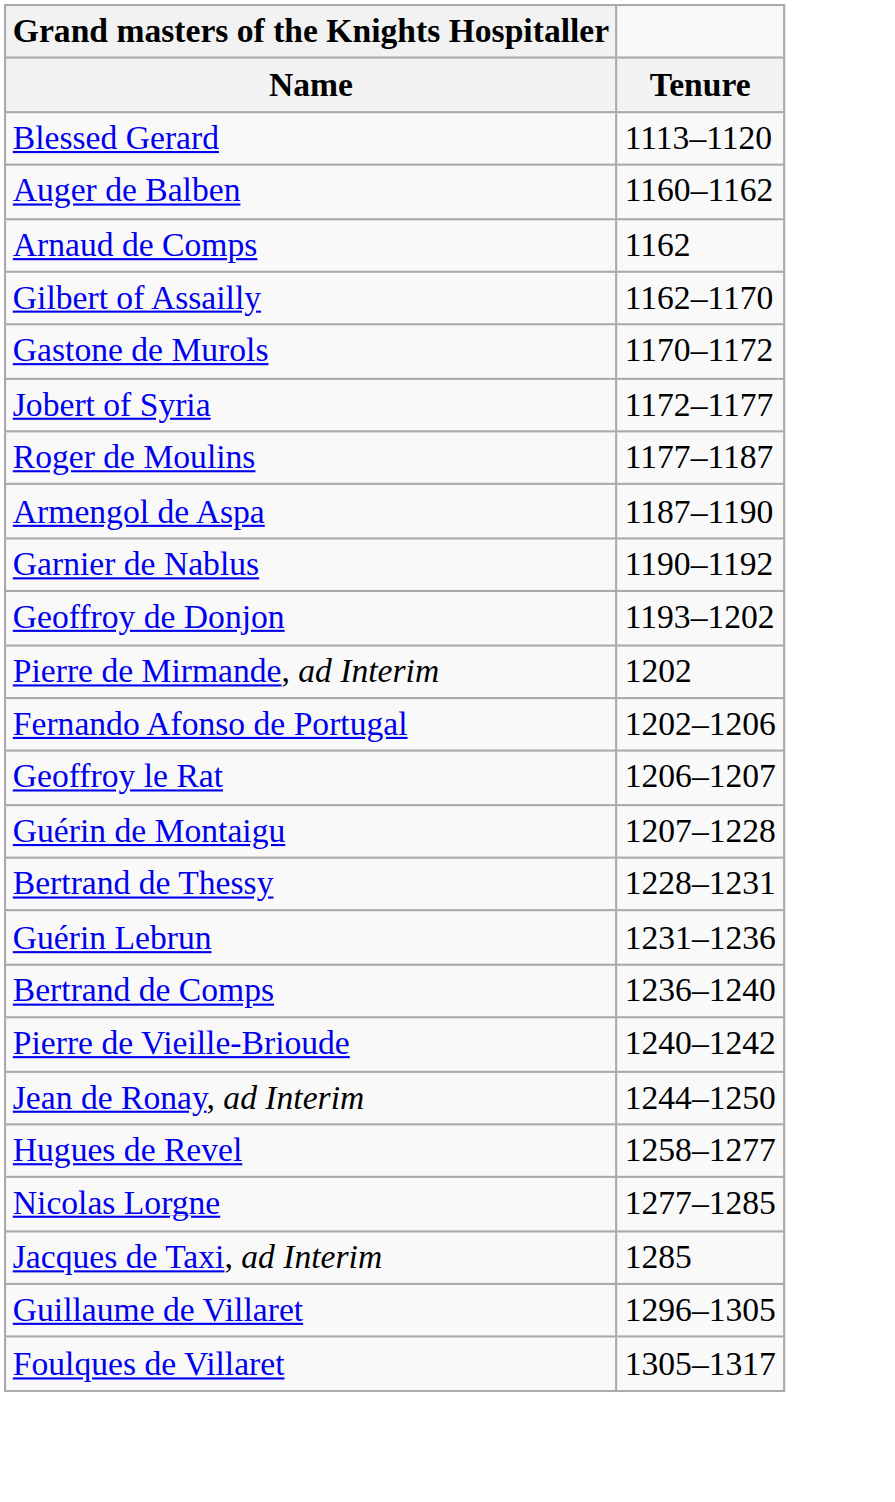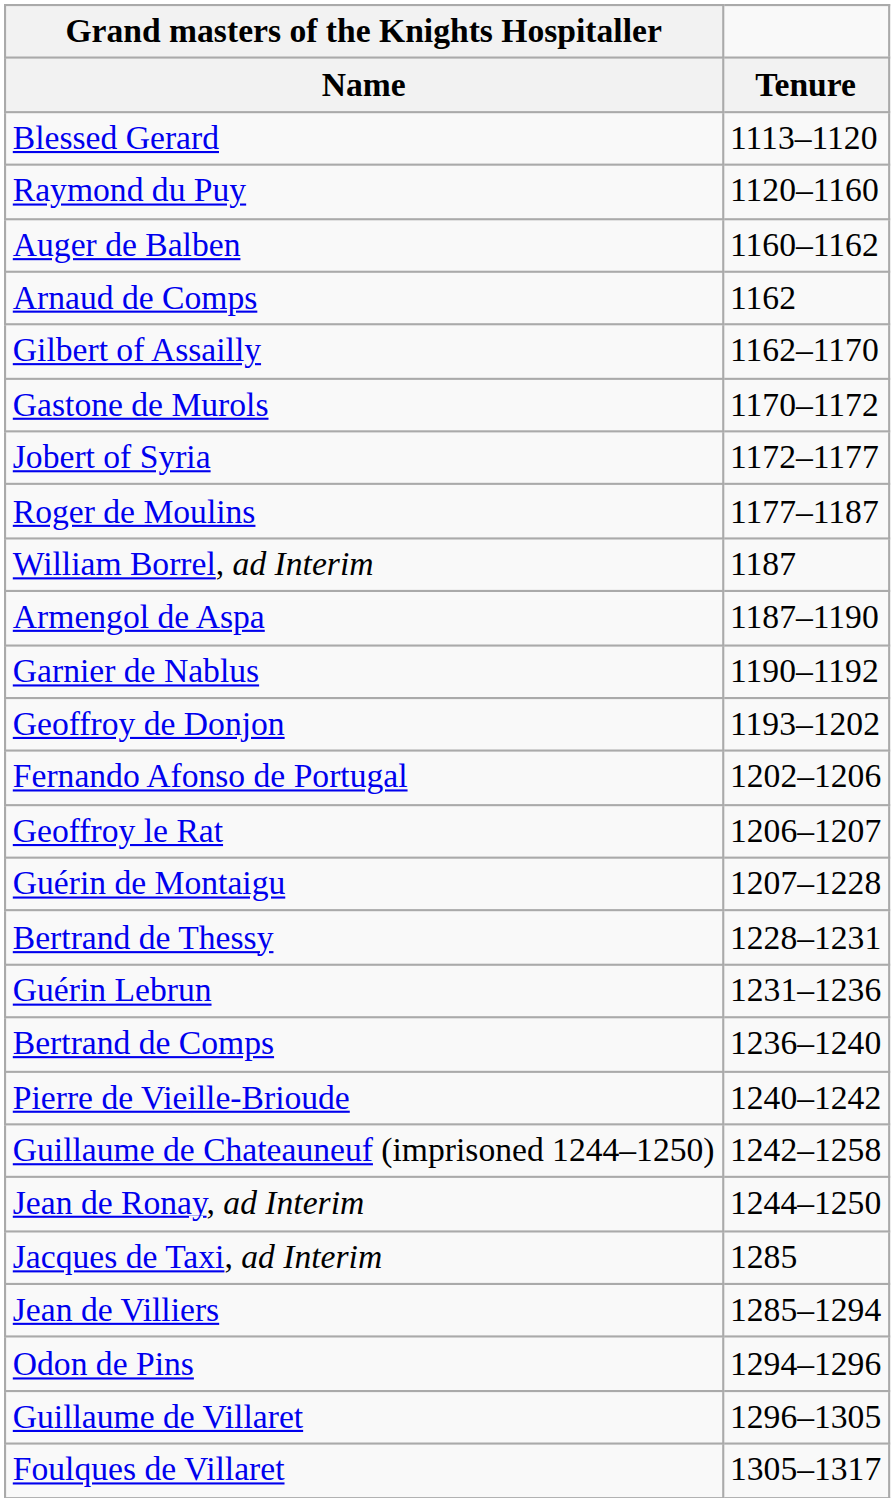+ row: (129, 191)
+ row: (193, 564)
- row: (226, 670)
+ row: (364, 1150)
- row: (128, 1150)
- row: (117, 1203)
+ row: (116, 1310)
+ row: (103, 1363)
